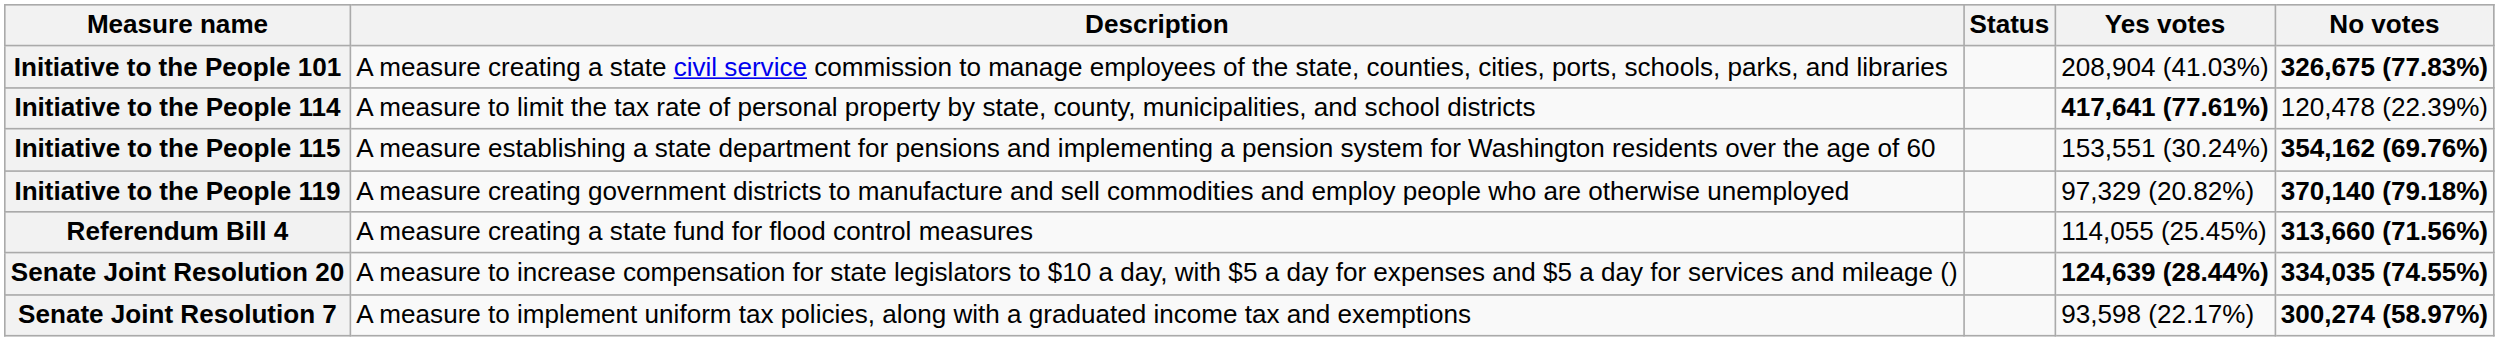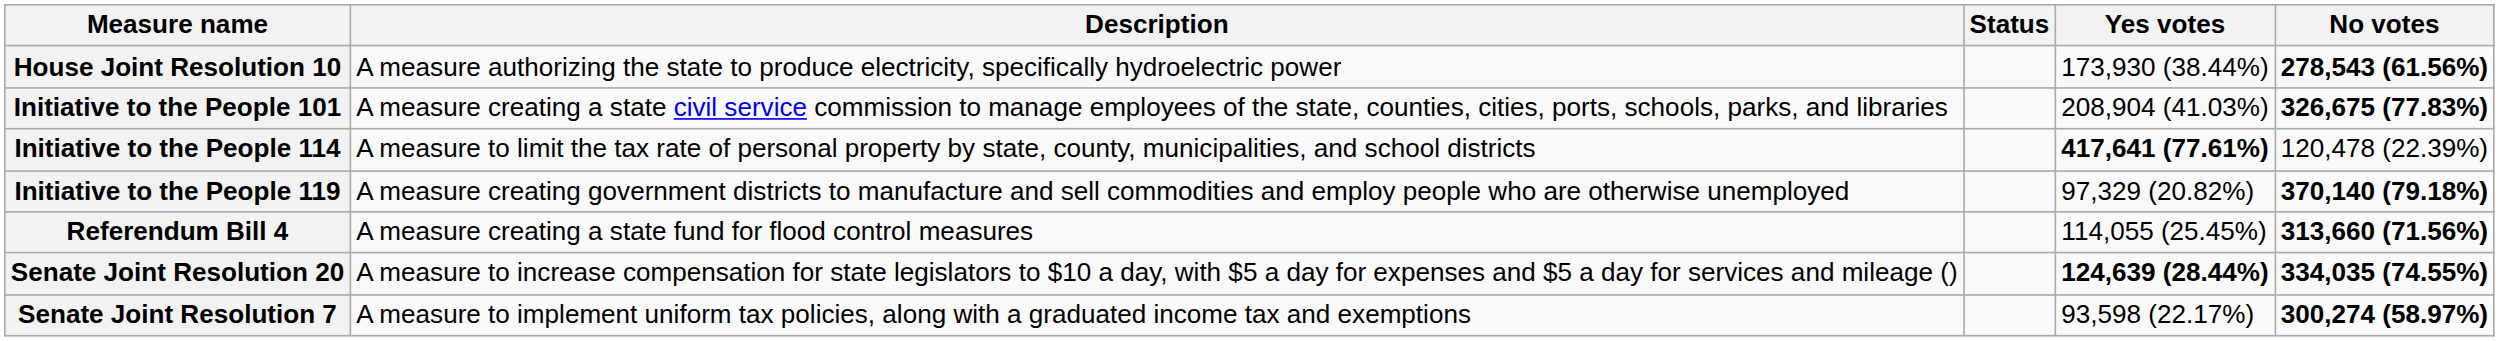+ row: (177, 66)
- row: (177, 149)
